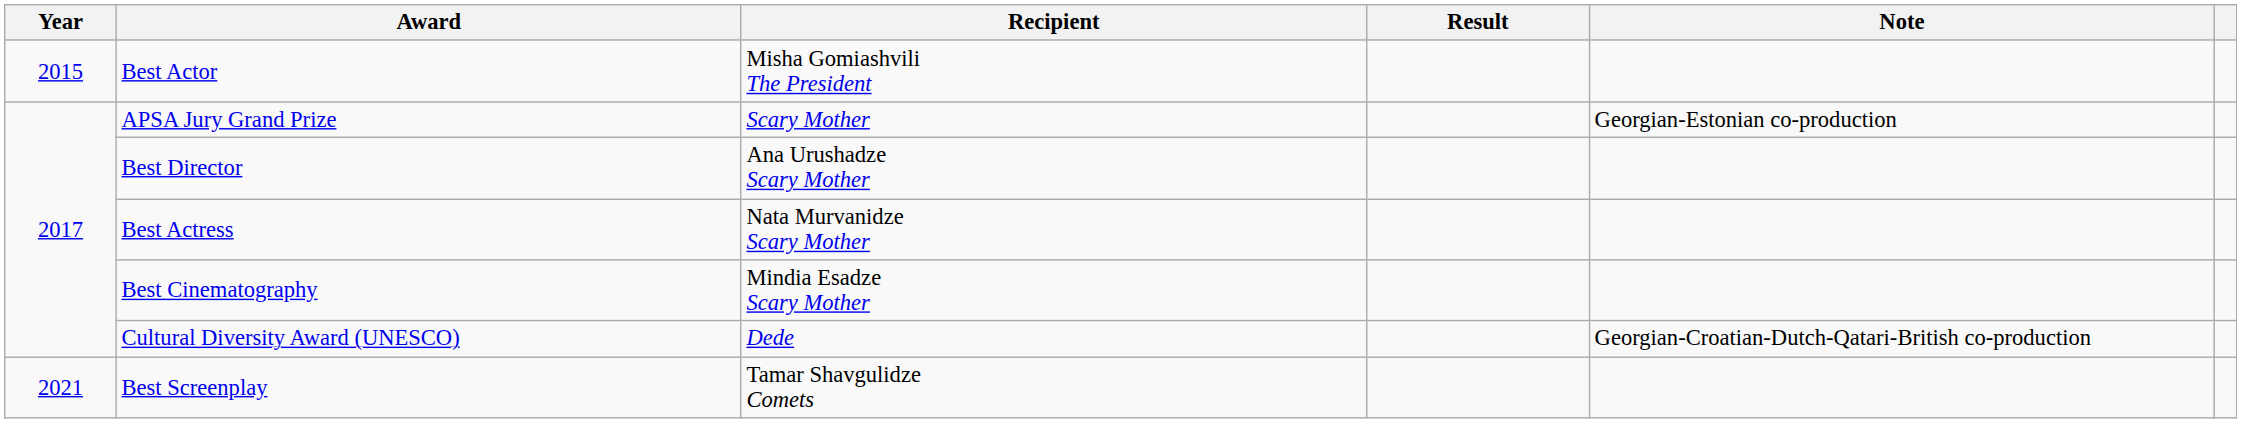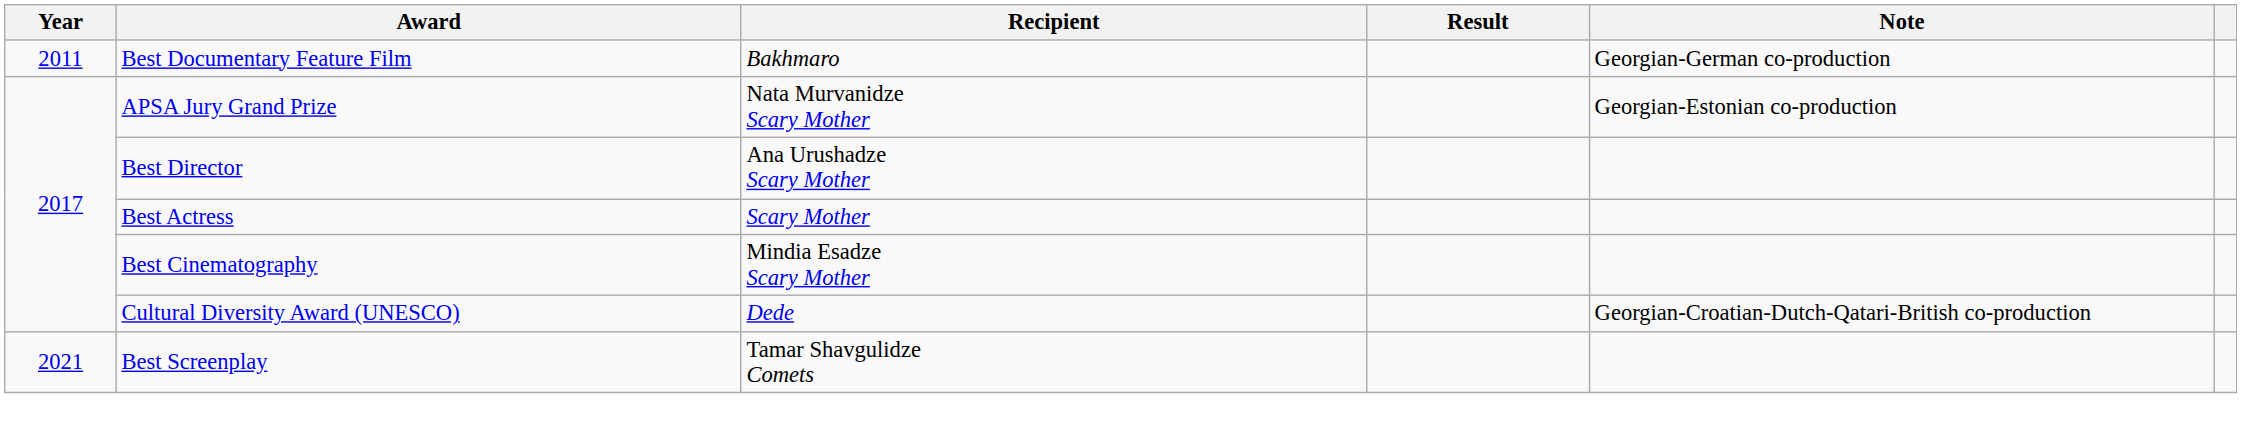+ row: (267, 58)
- row: (169, 70)
(808, 119) Scary Mother -> (825, 106) Nata Murvanidze Scary Mother
(825, 228) Nata Murvanidze Scary Mother -> (808, 216) Scary Mother
